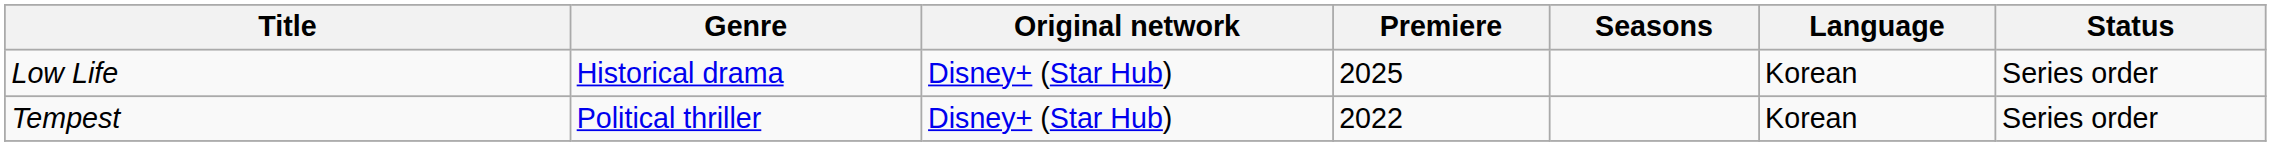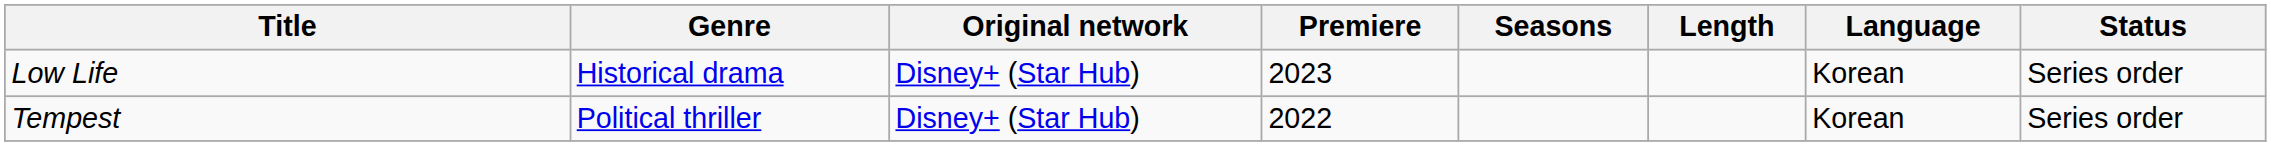+ column: (1727, 27)
(1371, 72) 2025 -> (1300, 72) 2023
